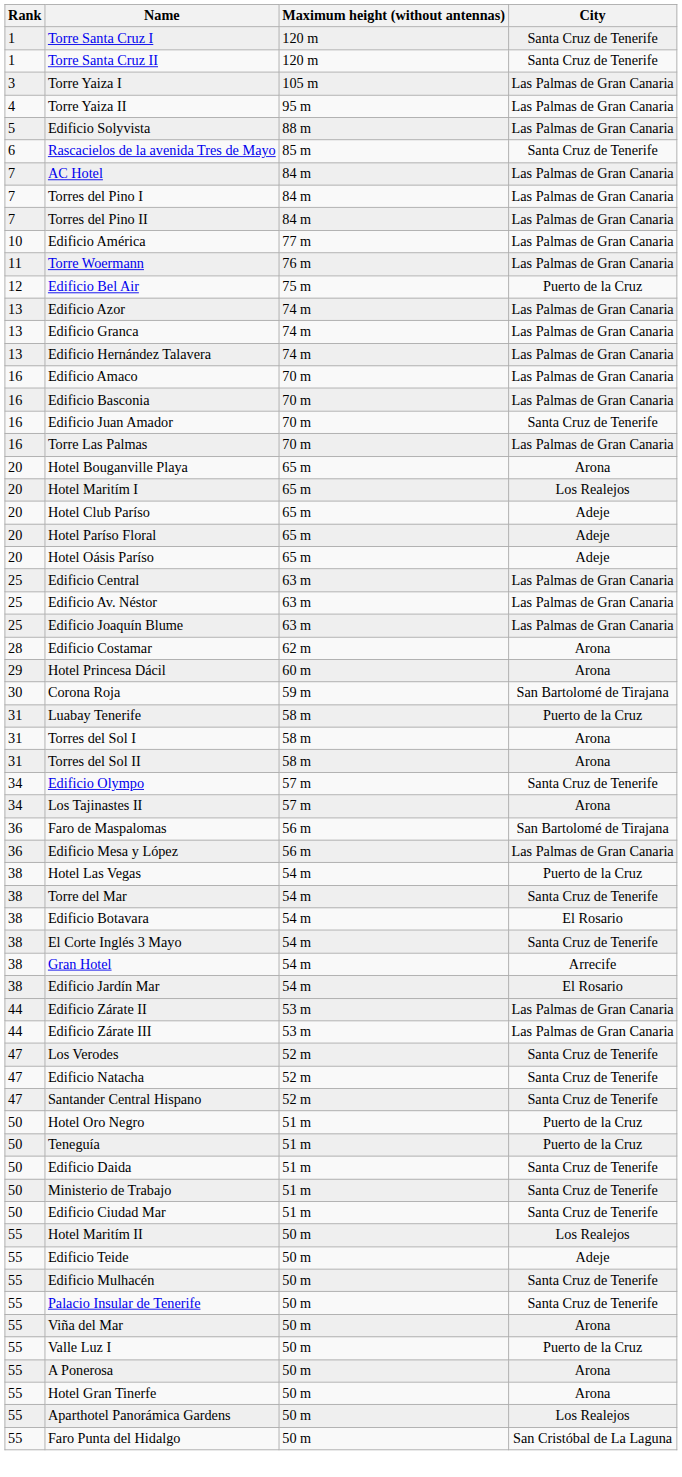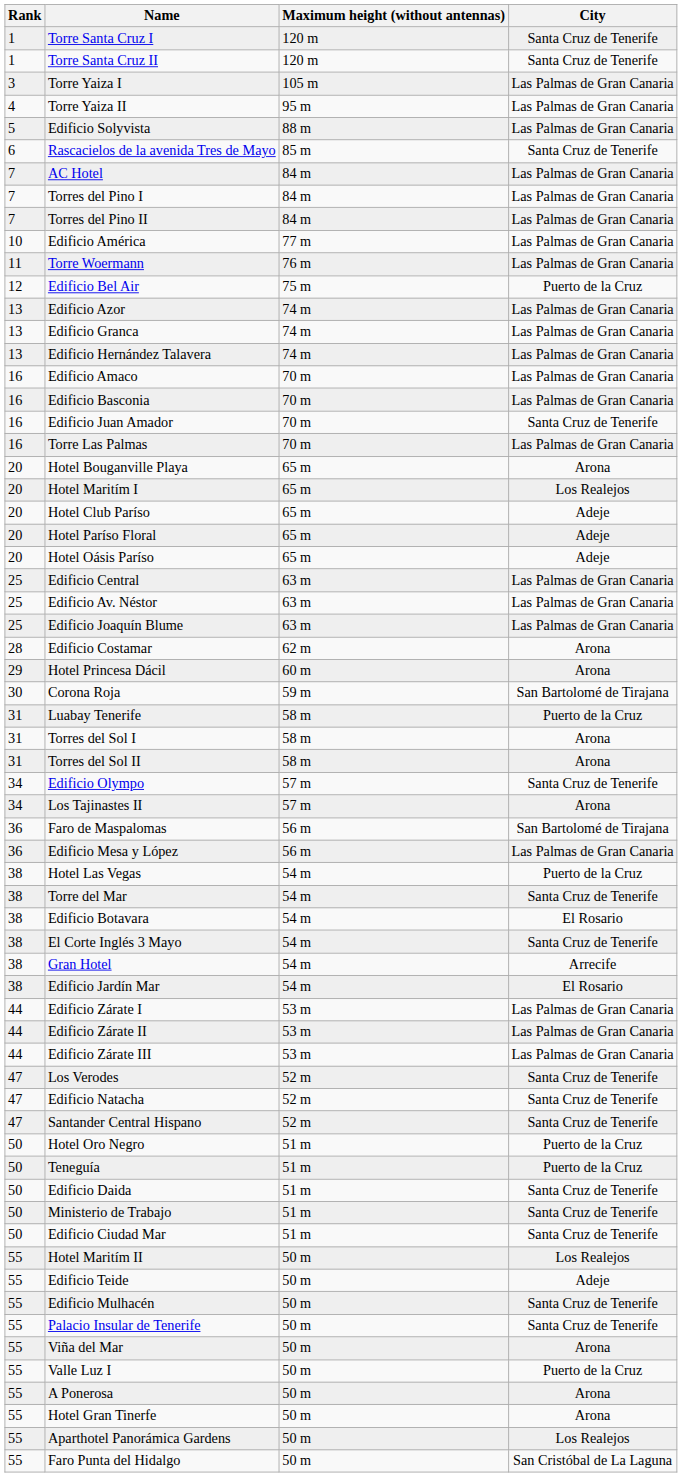+ row: (95, 1009)
